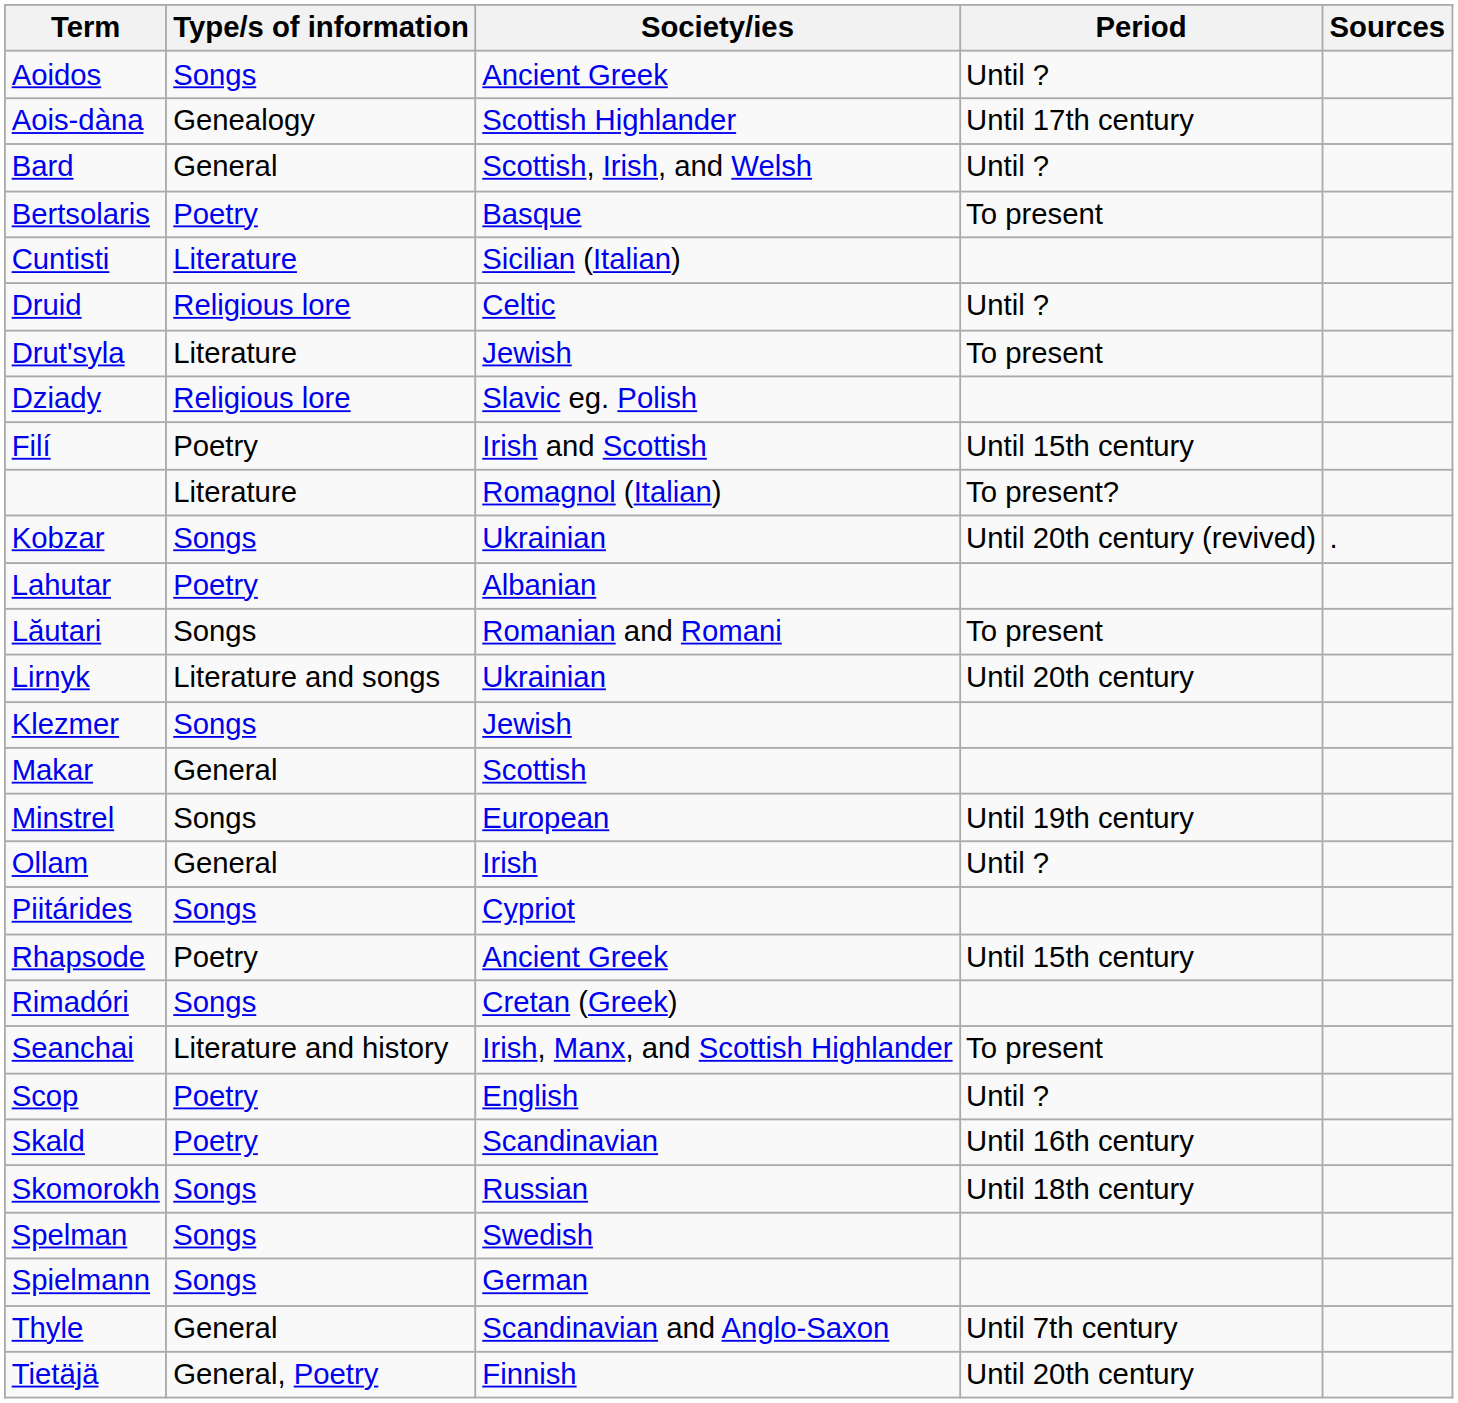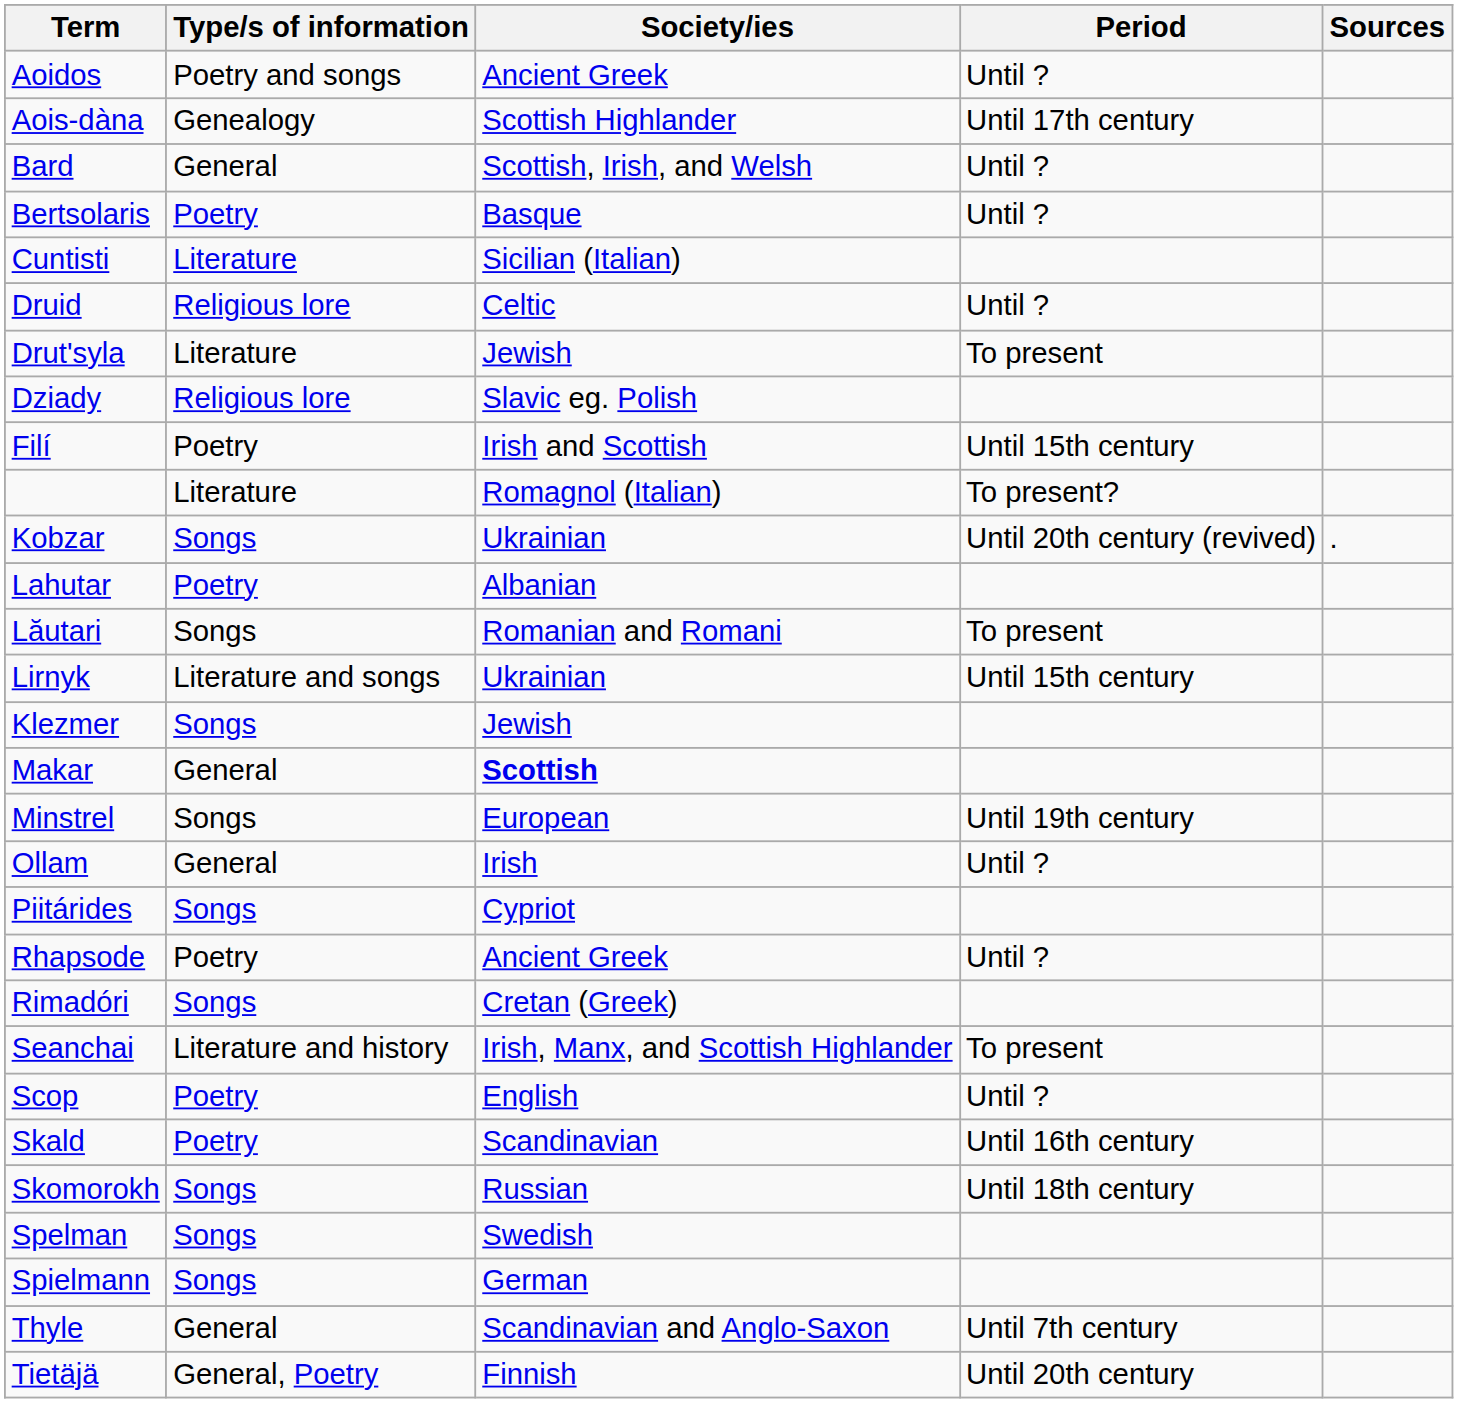(215, 74) Songs -> (287, 74) Poetry and songs
(1034, 213) To present -> (1008, 213) Until ?
(1080, 677) Until 20th century -> (1080, 677) Until 15th century
(534, 770) normal -> (540, 770) bold
(1080, 956) Until 15th century -> (1008, 956) Until ?
